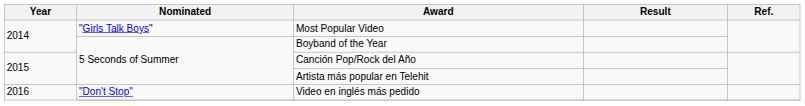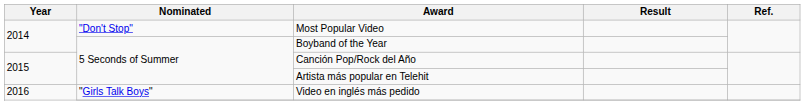(116, 28) "Girls Talk Boys" -> (106, 28) "Don't Stop"
(106, 92) "Don't Stop" -> (116, 92) "Girls Talk Boys"
